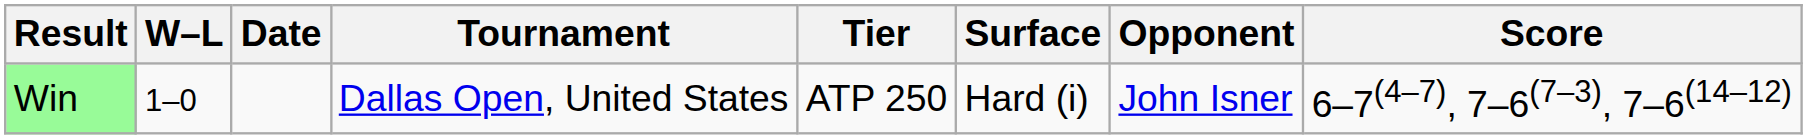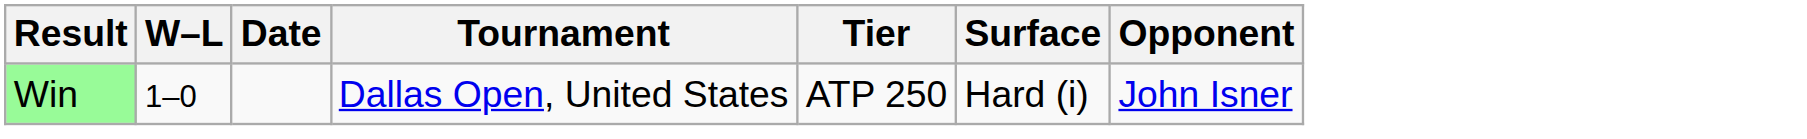- column: (1552, 34)
